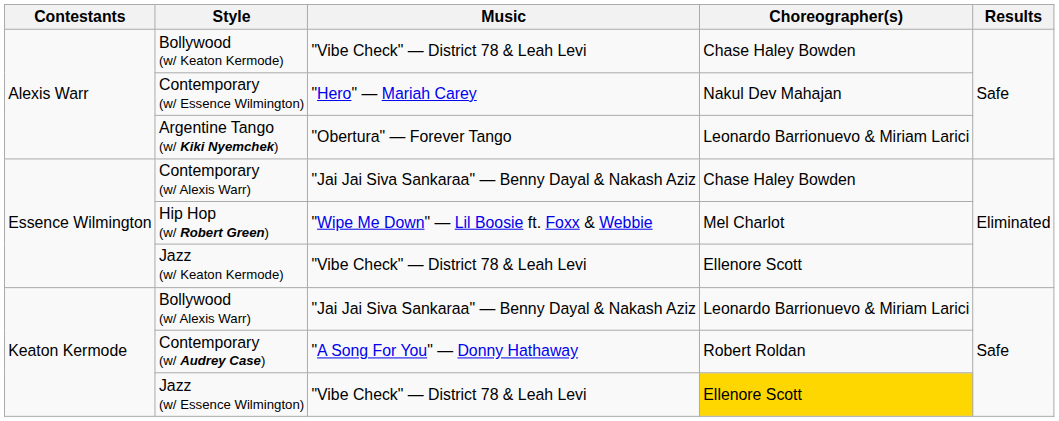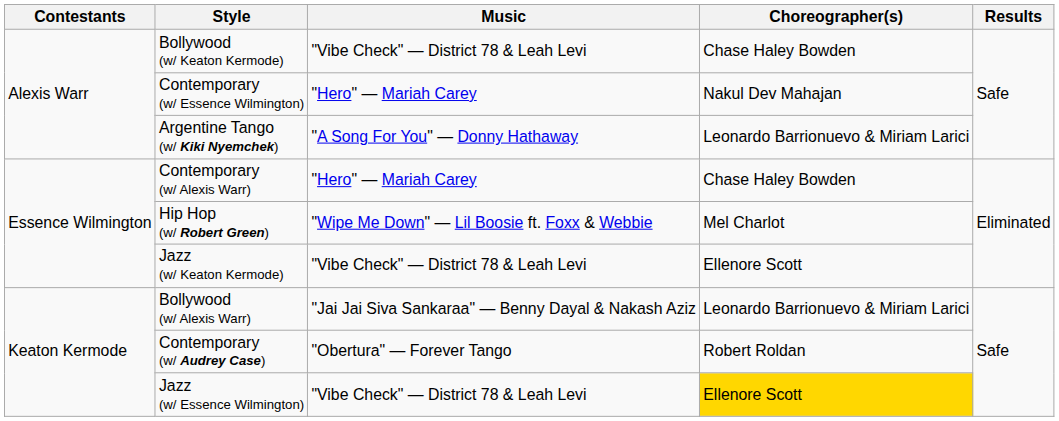(412, 136) "Obertura" — Forever Tango -> (445, 136) "A Song For You" — Donny Hathaway
(504, 179) "Jai Jai Siva Sankaraa" — Benny Dayal & Nakash Aziz -> (394, 179) "Hero" — Mariah Carey
(445, 351) "A Song For You" — Donny Hathaway -> (412, 351) "Obertura" — Forever Tango
